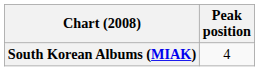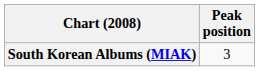(227, 54) 4 -> (227, 54) 3
